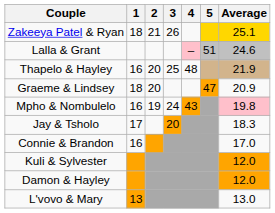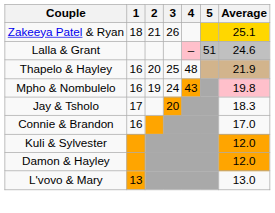- row: (66, 87)
